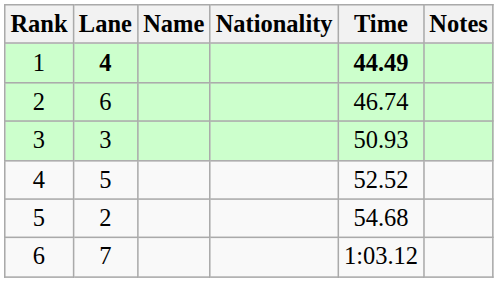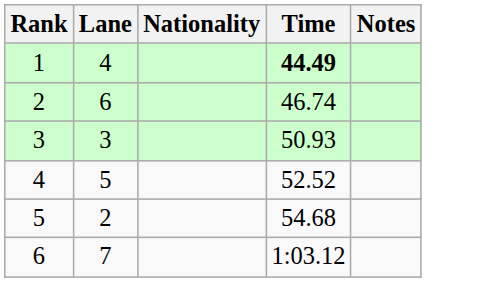- column: (174, 23)
(105, 62) bold -> (105, 62) normal
